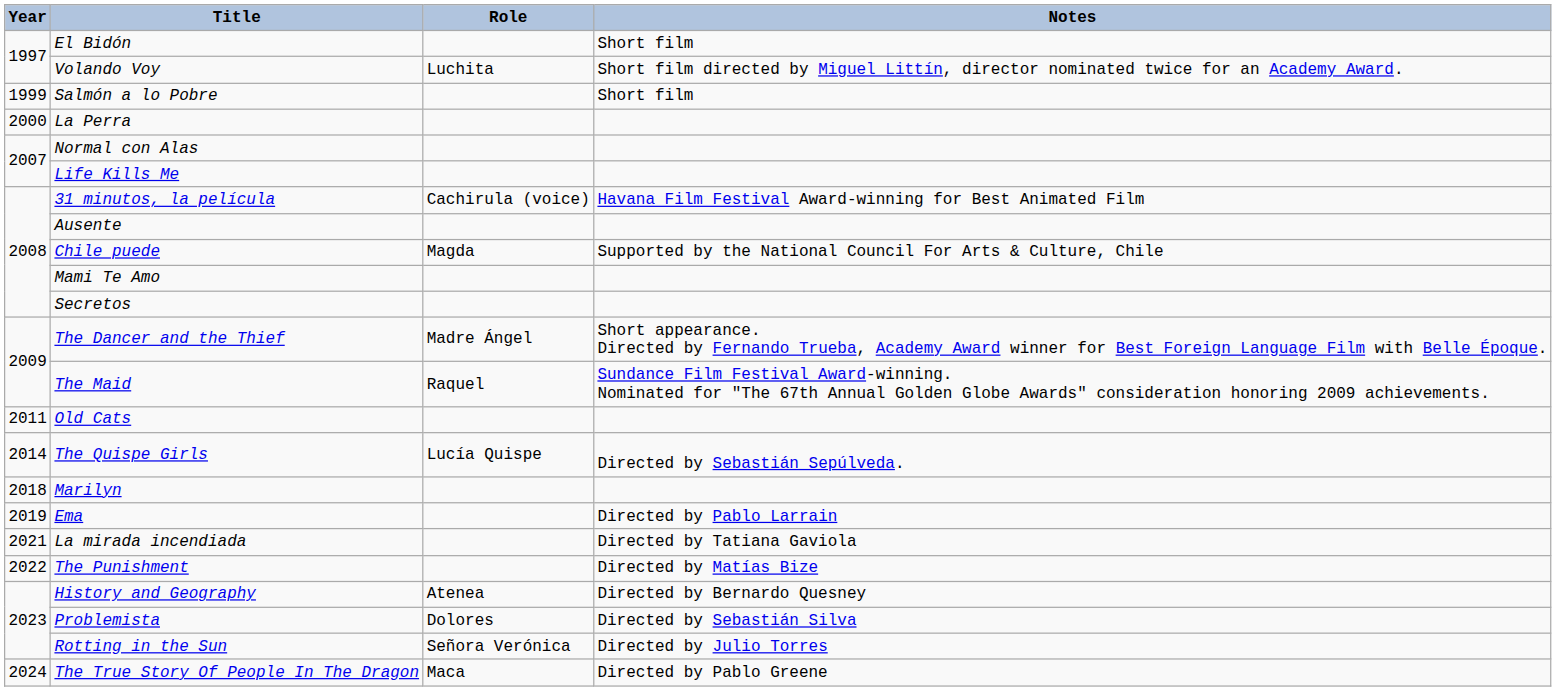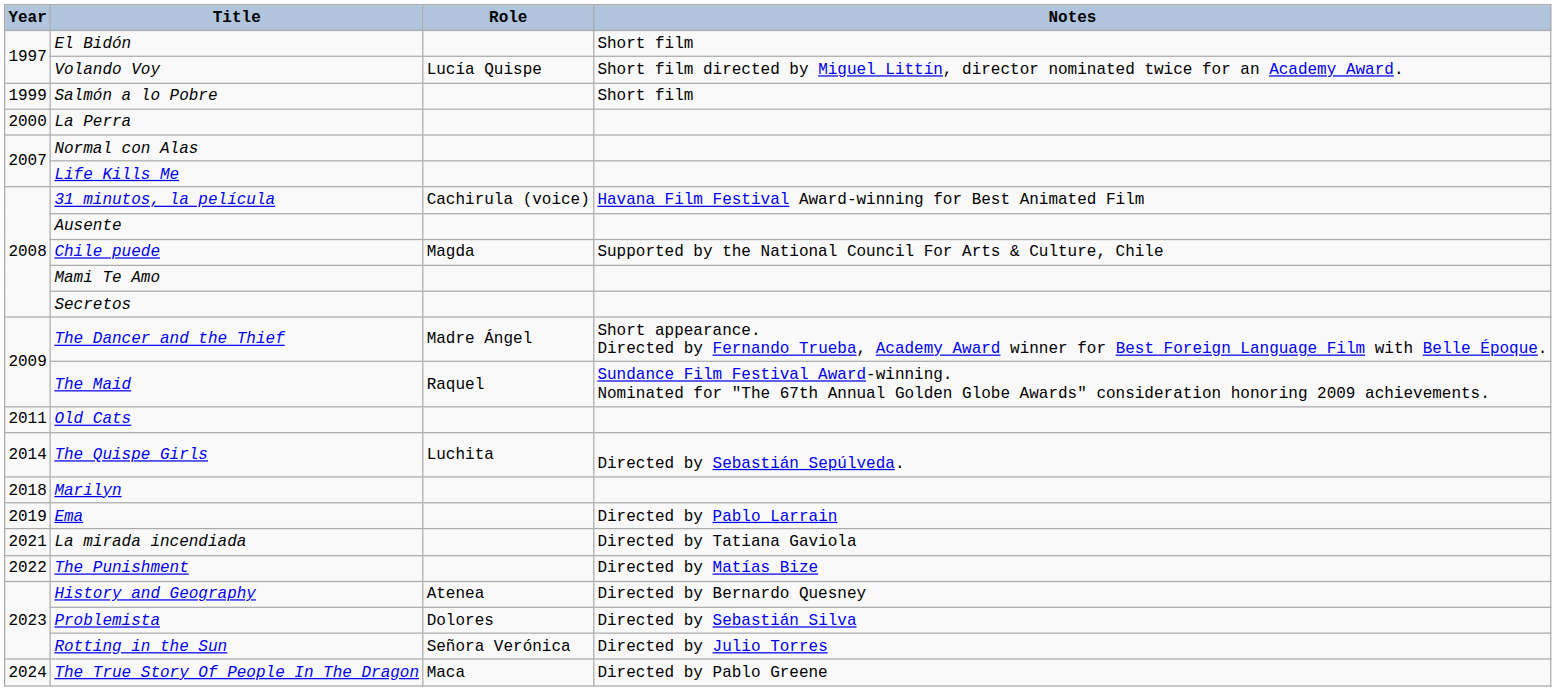(460, 70) Luchita -> (484, 70) Lucía Quispe
(484, 455) Lucía Quispe -> (460, 455) Luchita
